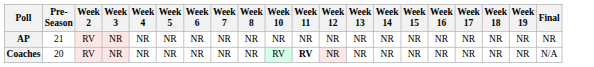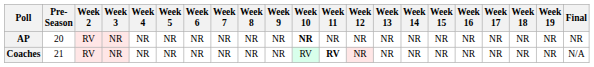+ column: (279, 18)
(59, 39) 21 -> (59, 39) 20
(279, 39) normal -> (306, 39) bold
(59, 55) 20 -> (59, 55) 21
